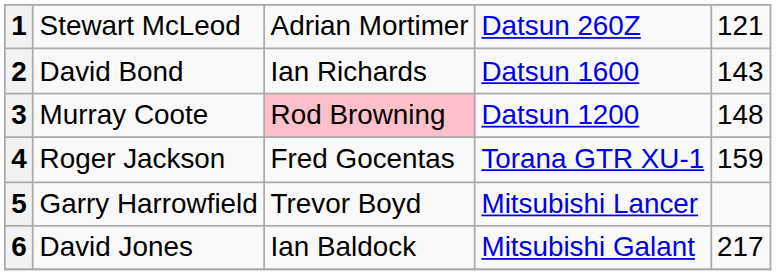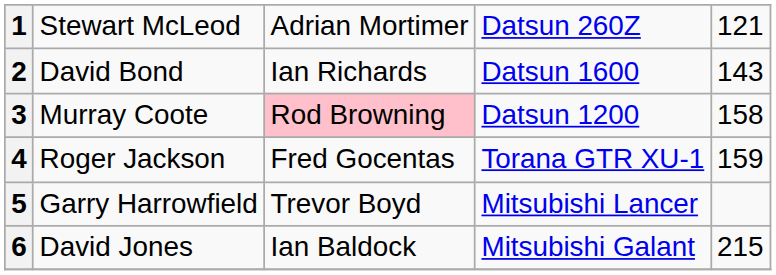(740, 114) 148 -> (740, 114) 158
(740, 247) 217 -> (740, 247) 215
